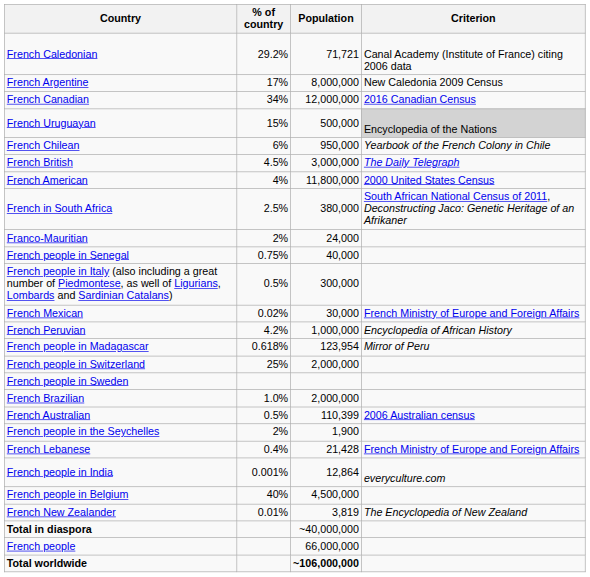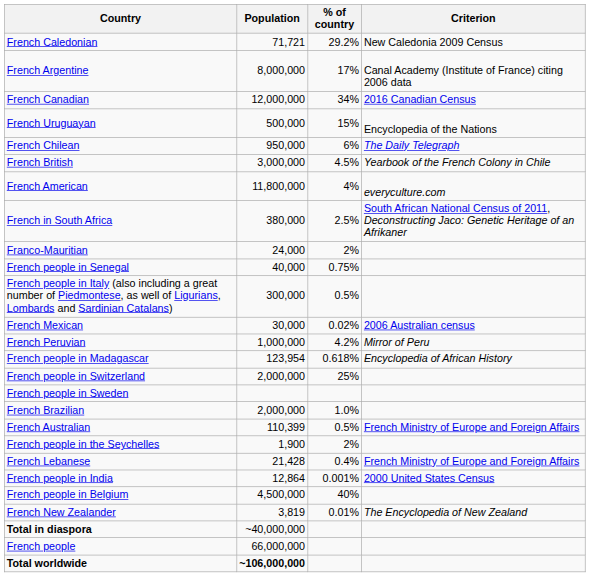columns swapped: (326, 19) <-> (264, 19)
(463, 60) Canal Academy (Institute of France) citing 2006 data -> (433, 42) New Caledonia 2009 Census
(433, 83) New Caledonia 2009 Census -> (463, 77) Canal Academy (Institute of France) citing 2006 data
(430, 129) lightgrey background -> (430, 129) no background
(457, 146) Yearbook of the French Colony in Chile -> (412, 146) The Daily Telegraph
(412, 163) The Daily Telegraph -> (457, 163) Yearbook of the French Colony in Chile
(429, 180) 2000 United States Census -> (405, 192) everyculture.com
(472, 313) French Ministry of Europe and Foreign Affairs -> (419, 325) 2006 Australian census
(438, 330) Encyclopedia of African History -> (397, 342) Mirror of Peru
(397, 347) Mirror of Peru -> (438, 359) Encyclopedia of African History
(419, 415) 2006 Australian census -> (472, 427) French Ministry of Europe and Foreign Affairs
(405, 478) everyculture.com -> (429, 478) 2000 United States Census
